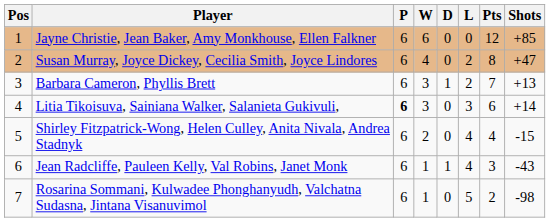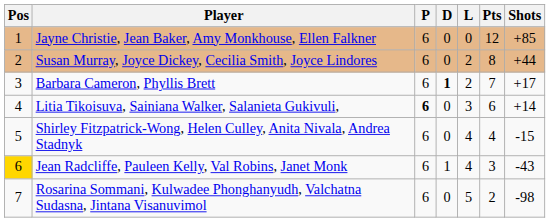- column: (425, 15)
(525, 60) +47 -> (525, 60) +44
(448, 83) normal -> (447, 83) bold
(525, 83) +13 -> (525, 83) +17
(18, 167) no background -> (18, 167) gold background
